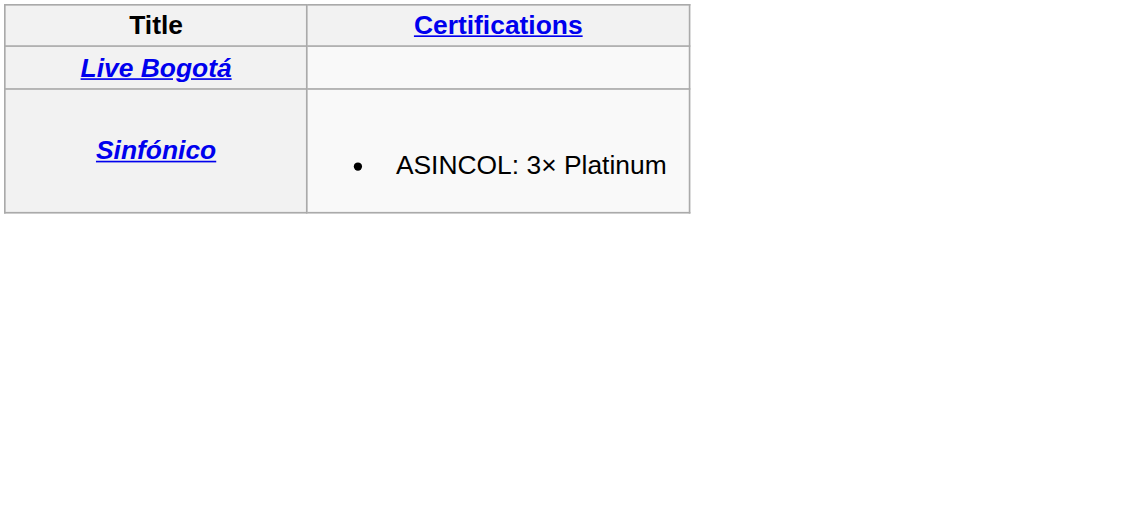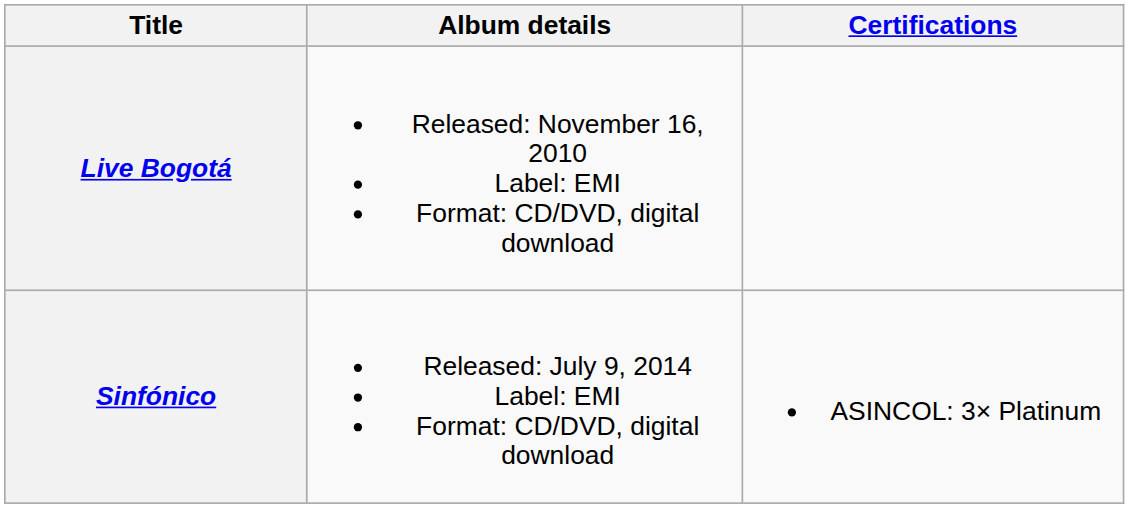+ column: (525, 25)
